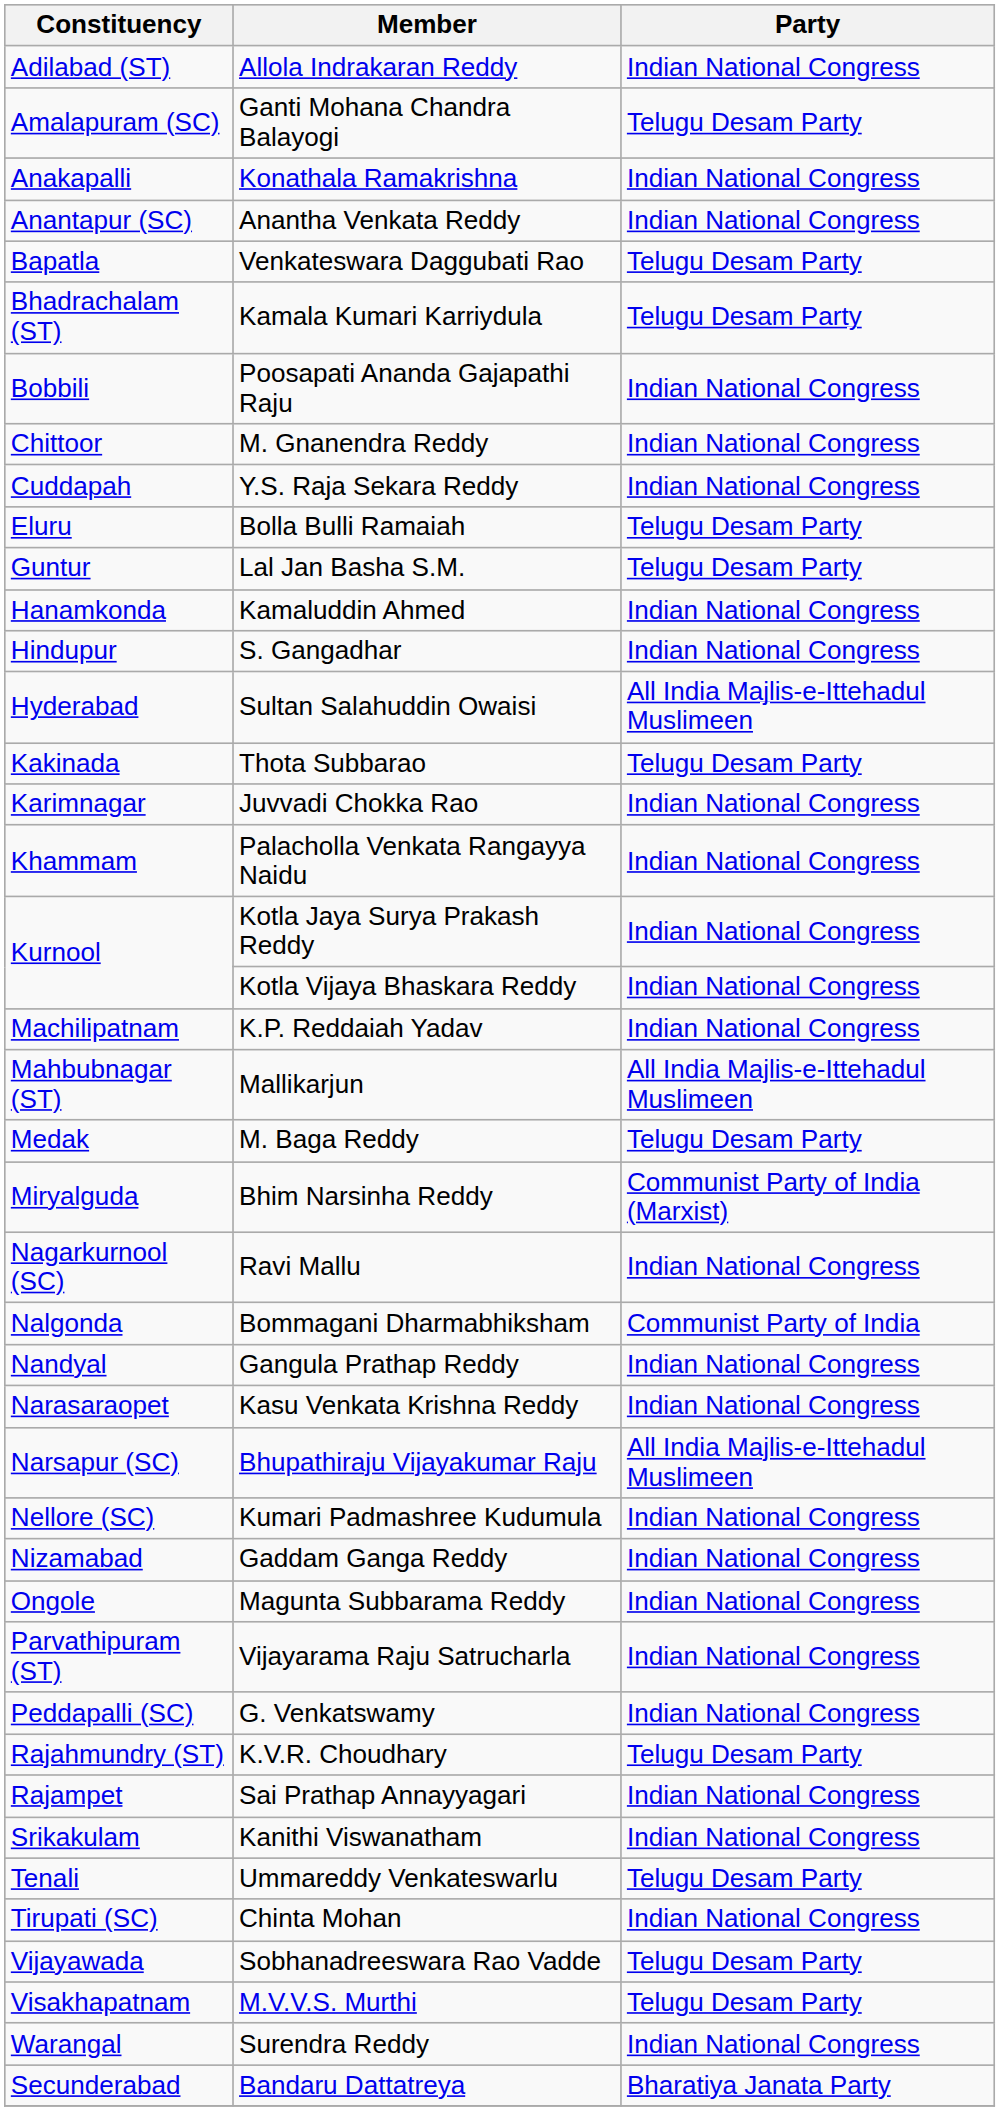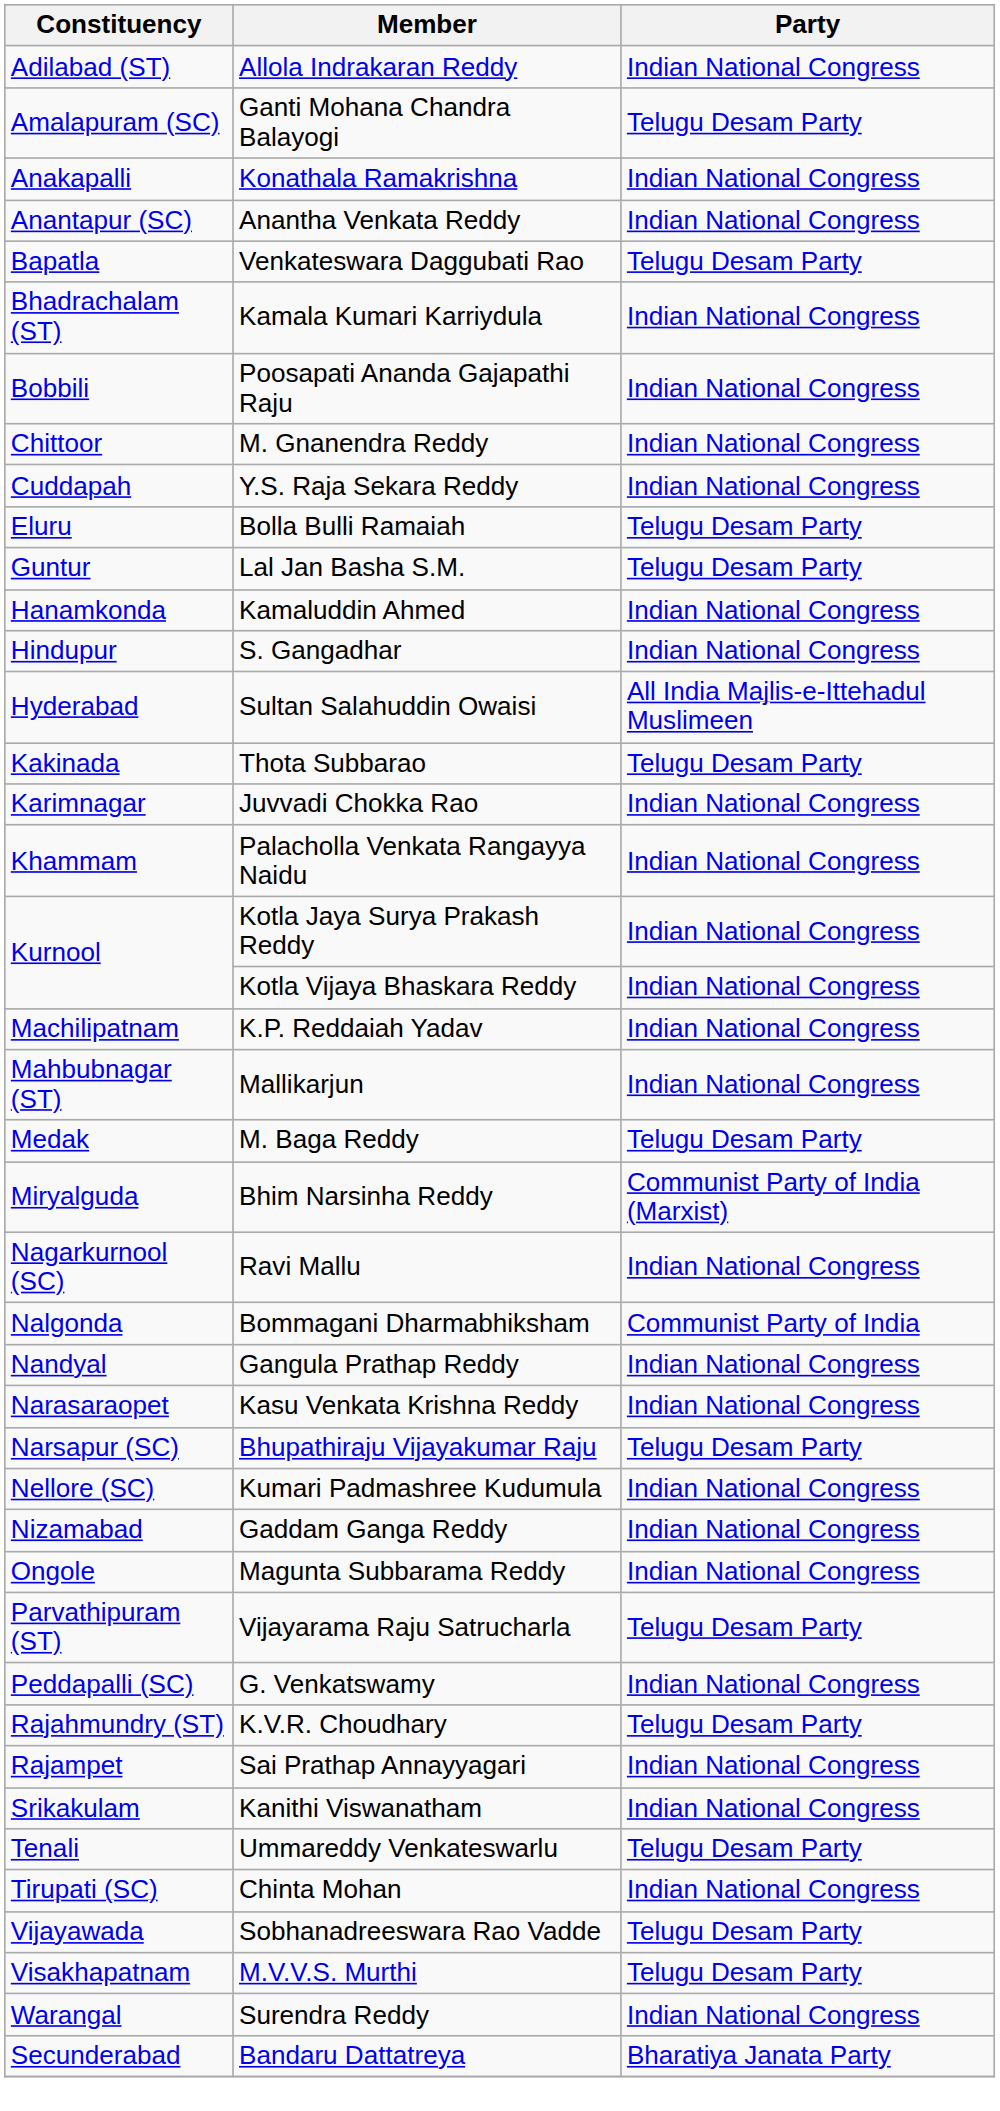(744, 317) Telugu Desam Party -> (773, 317) Indian National Congress
(776, 1084) All India Majlis-e-Ittehadul Muslimeen -> (773, 1084) Indian National Congress
(776, 1462) All India Majlis-e-Ittehadul Muslimeen -> (744, 1447) Telugu Desam Party
(773, 1656) Indian National Congress -> (744, 1627) Telugu Desam Party
